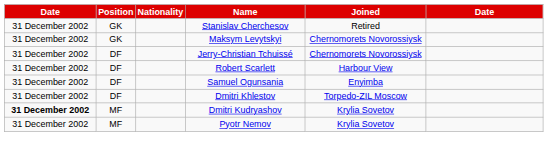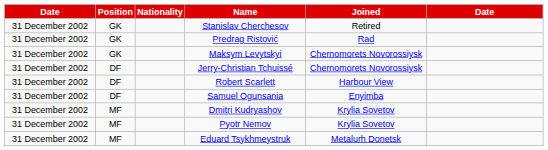+ row: (245, 40)
- row: (245, 96)
(50, 110) bold -> (50, 110) normal
+ row: (245, 139)
